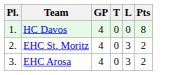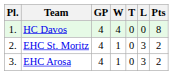+ column: (118, 12)
